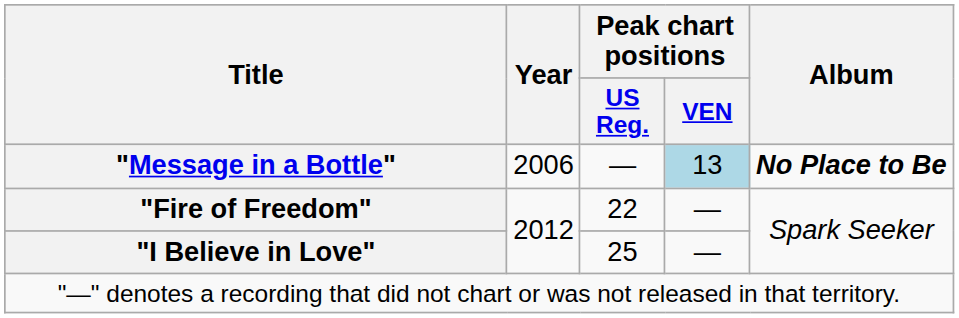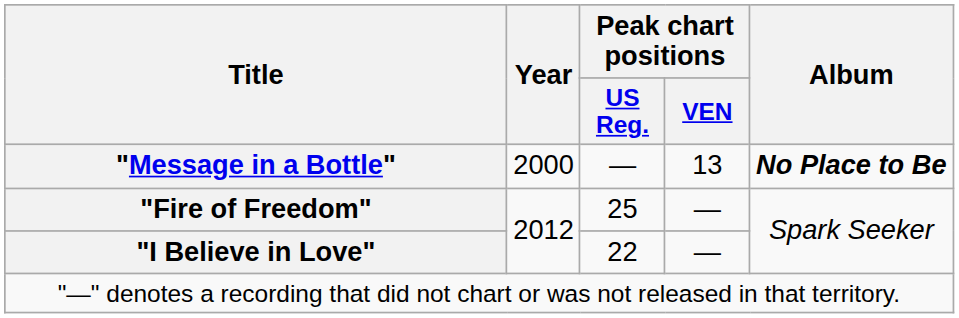(544, 165) 2006 -> (544, 165) 2000
(707, 165) lightblue background -> (707, 165) no background
(622, 208) 22 -> (622, 208) 25
(622, 251) 25 -> (622, 251) 22
